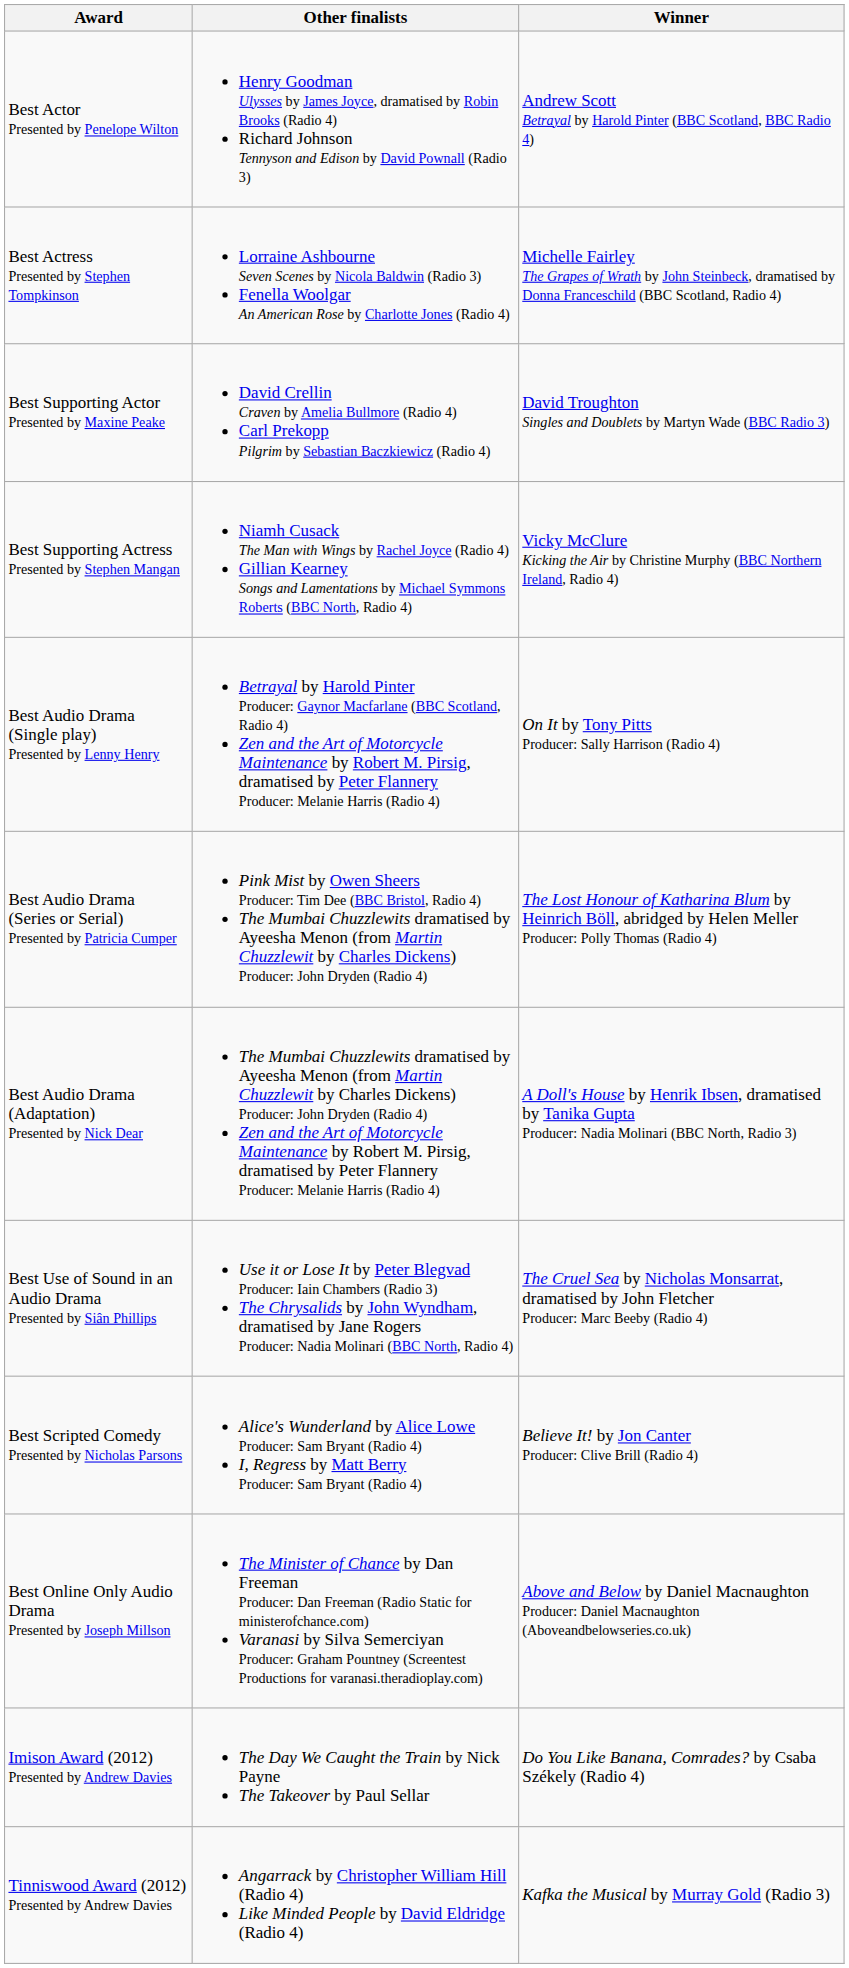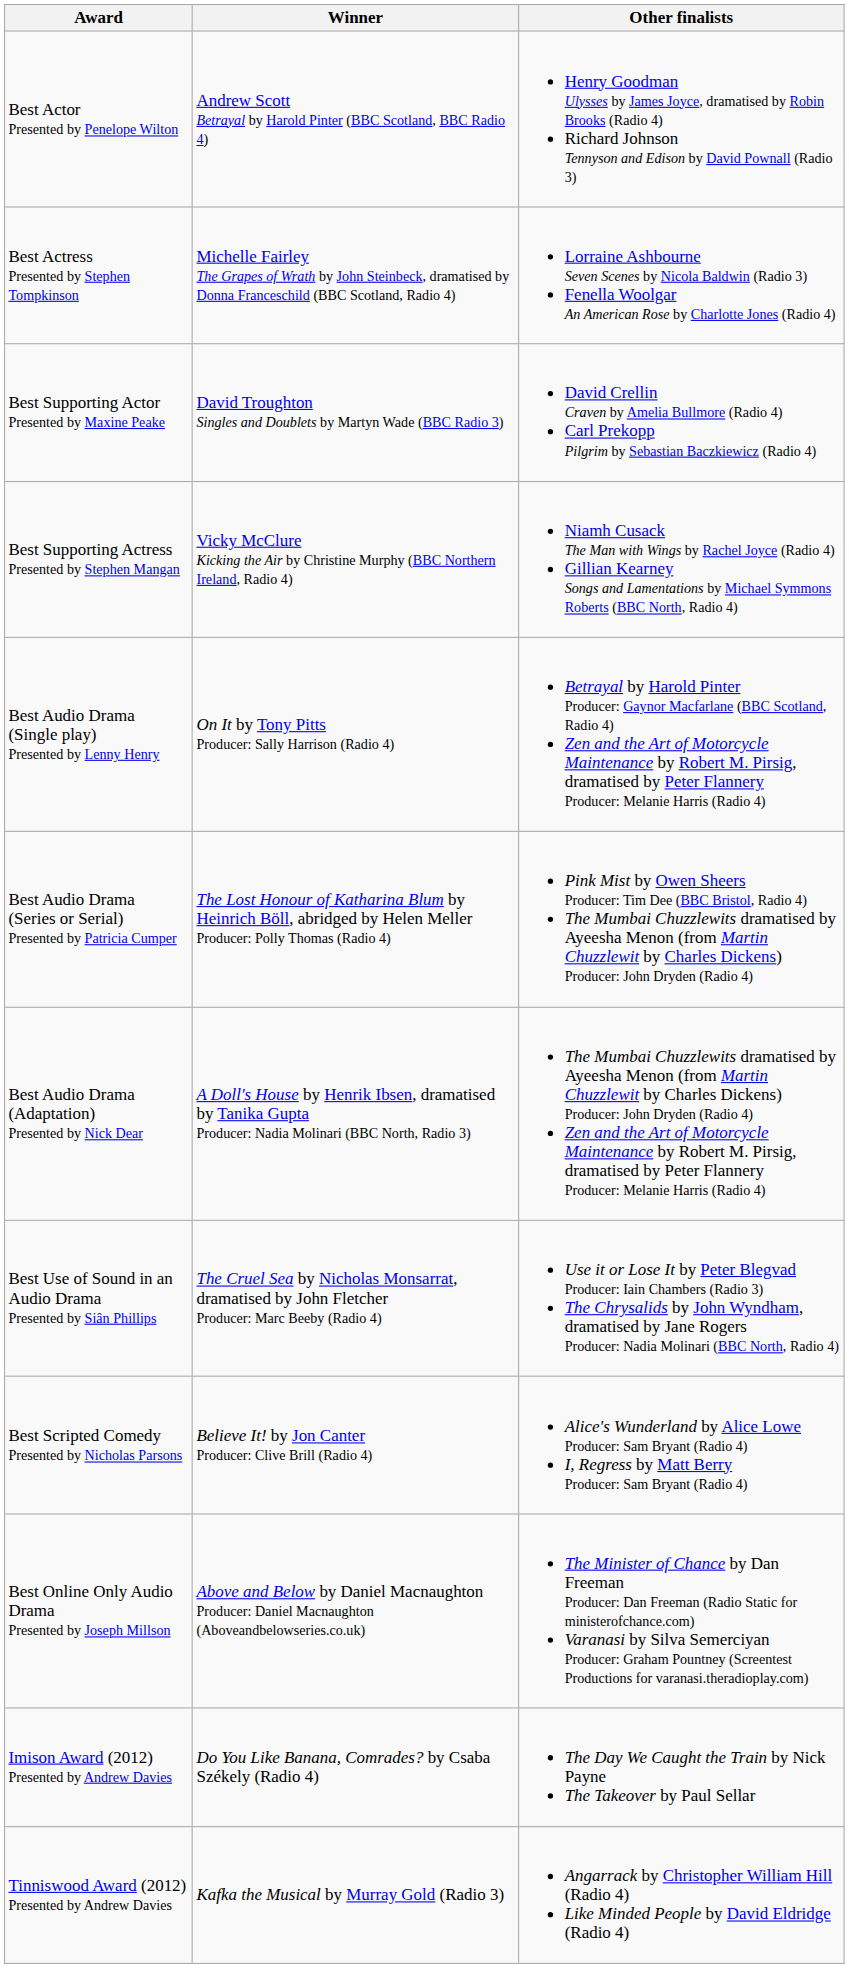columns swapped: (681, 17) <-> (355, 17)
